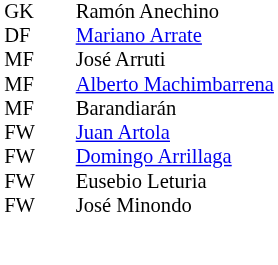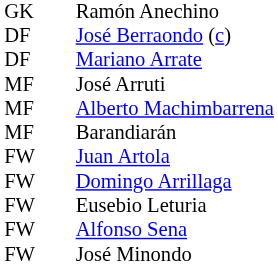+ row: (153, 35)
+ row: (131, 229)
